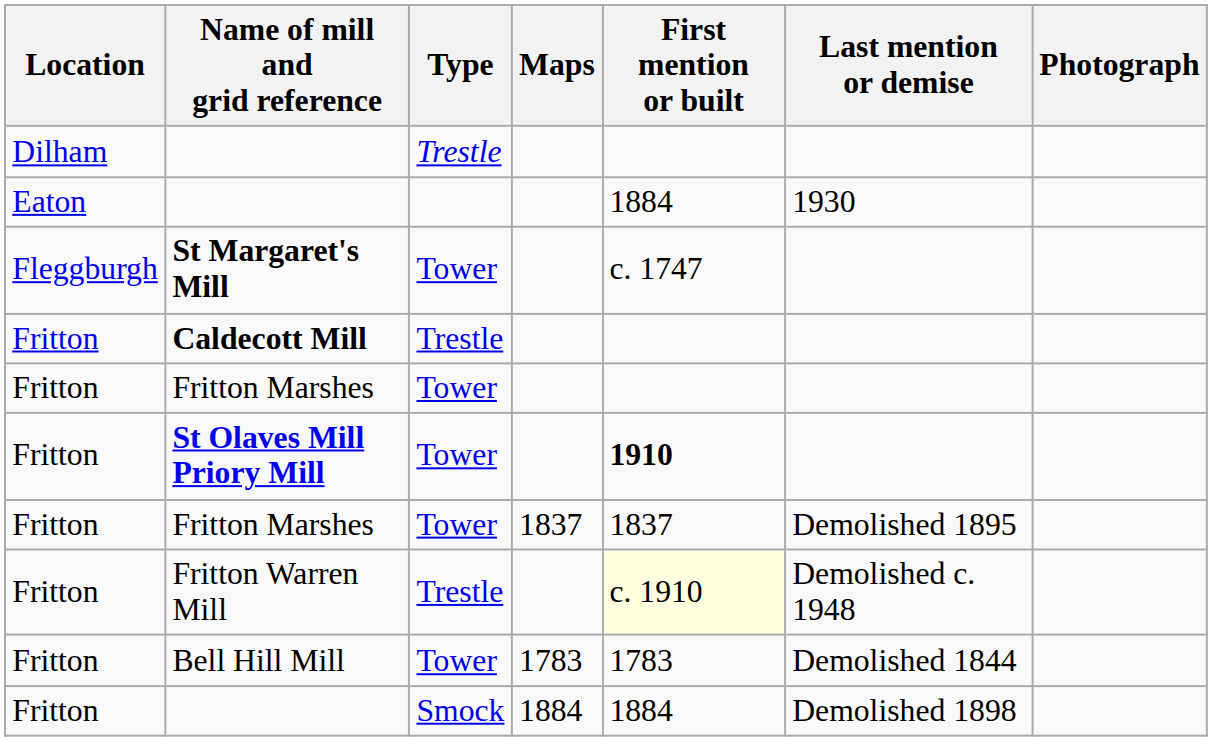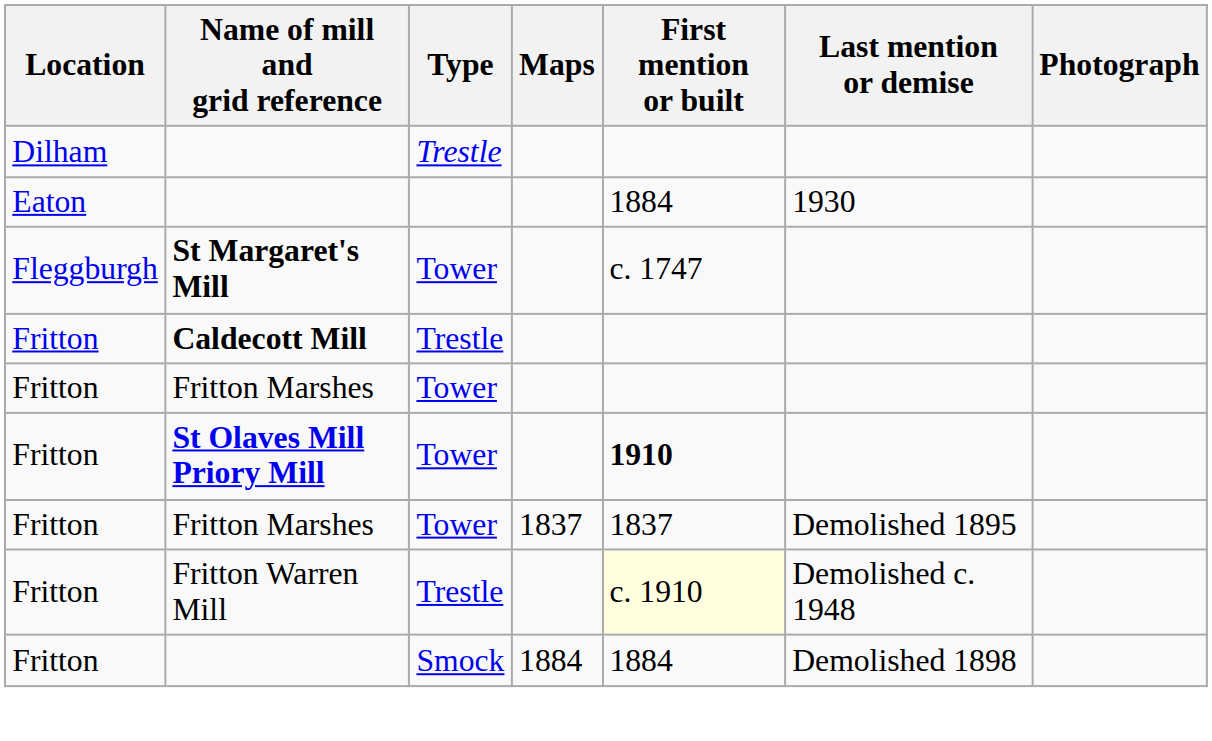- row: (55, 660)
